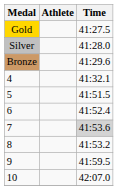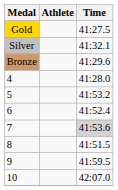(94, 45) 41:28.0 -> (94, 45) 41:32.1
(94, 78) 41:32.1 -> (94, 78) 41:28.0
(94, 95) 41:51.5 -> (94, 95) 41:53.2
(94, 144) 41:53.2 -> (94, 144) 41:51.5
